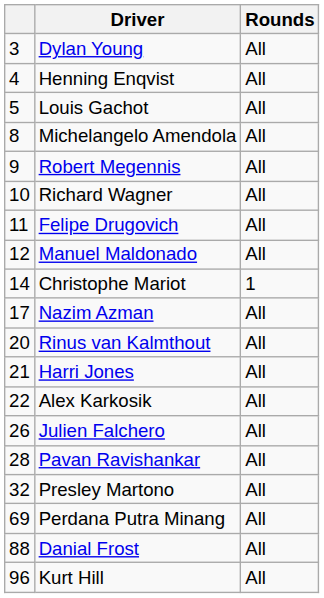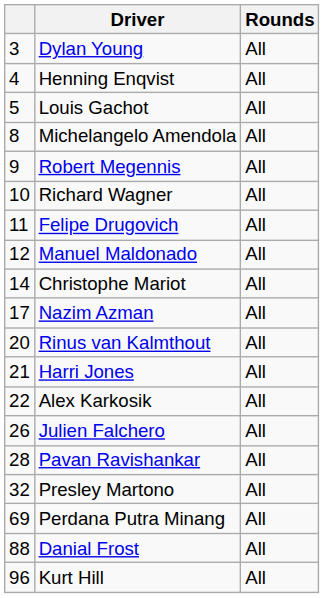(250, 283) 1 -> (256, 283) All
